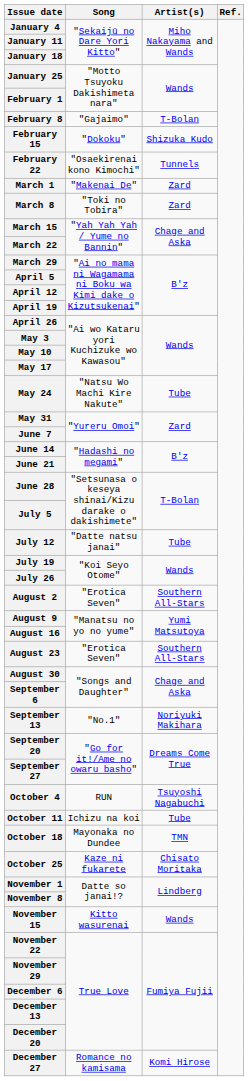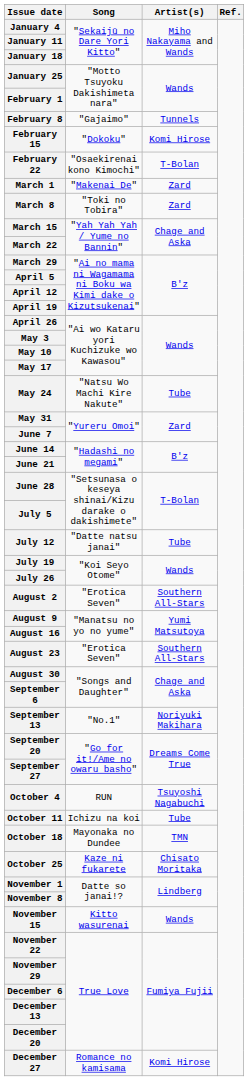(180, 119) T-Bolan -> (180, 119) Tunnels
(180, 139) Shizuka Kudo -> (180, 139) Komi Hirose
(180, 165) Tunnels -> (180, 165) T-Bolan
